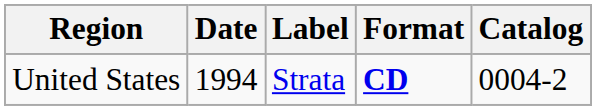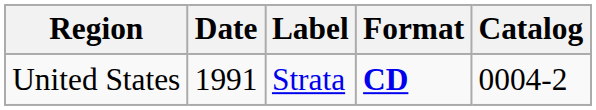(226, 79) 1994 -> (226, 79) 1991
